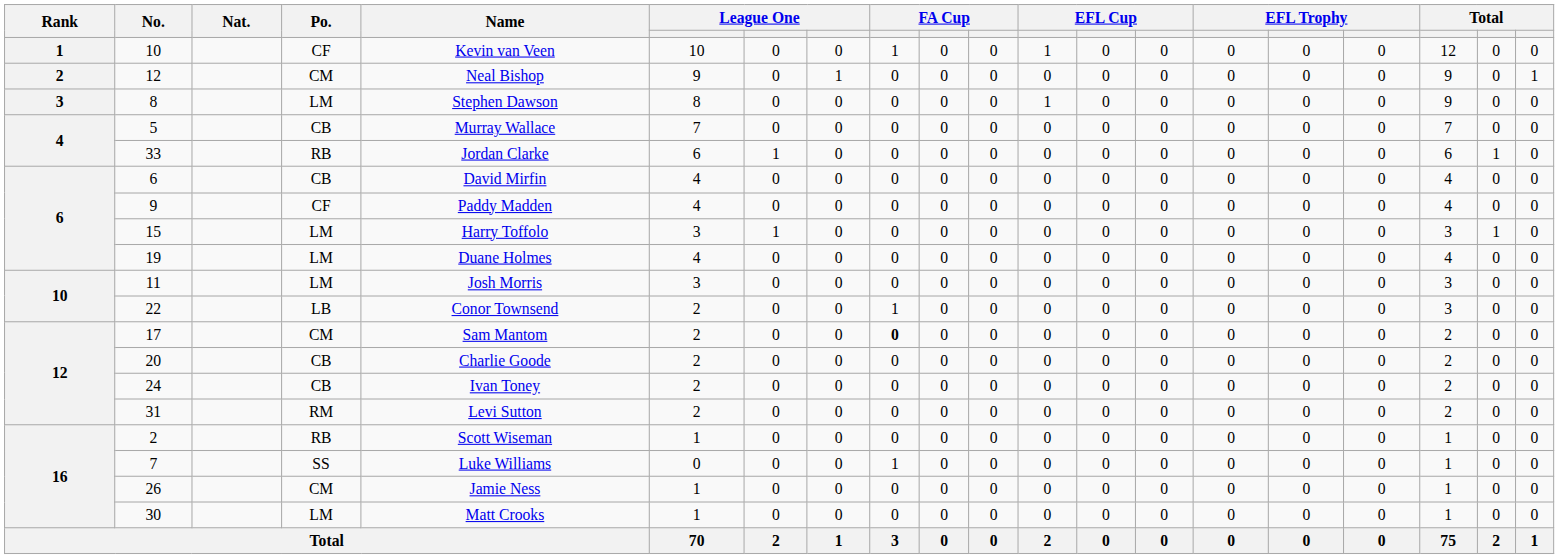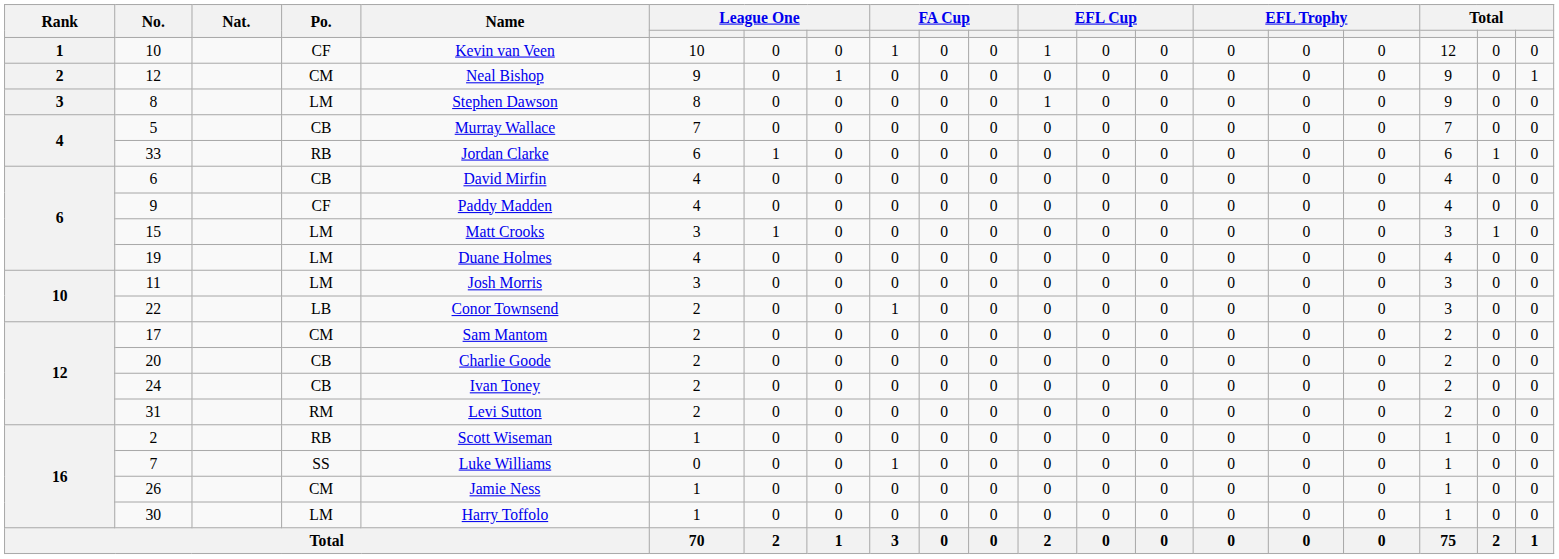(505, 231) Harry Toffolo -> (505, 231) Matt Crooks
(895, 334) bold -> (895, 334) normal
(505, 515) Matt Crooks -> (505, 515) Harry Toffolo
